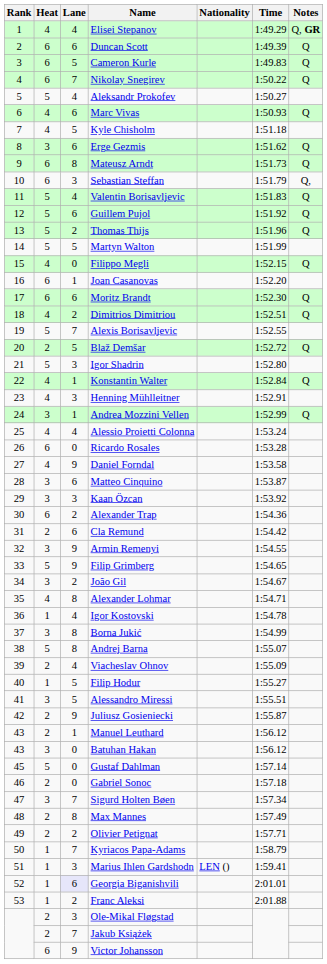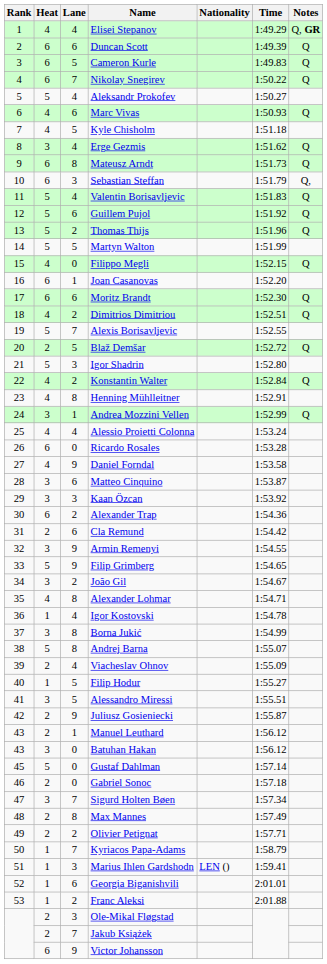(74, 146) 6 -> (74, 146) 4
(74, 381) 1 -> (74, 381) 2
(74, 398) 3 -> (74, 398) 8
(74, 883) lavender background -> (74, 883) no background
